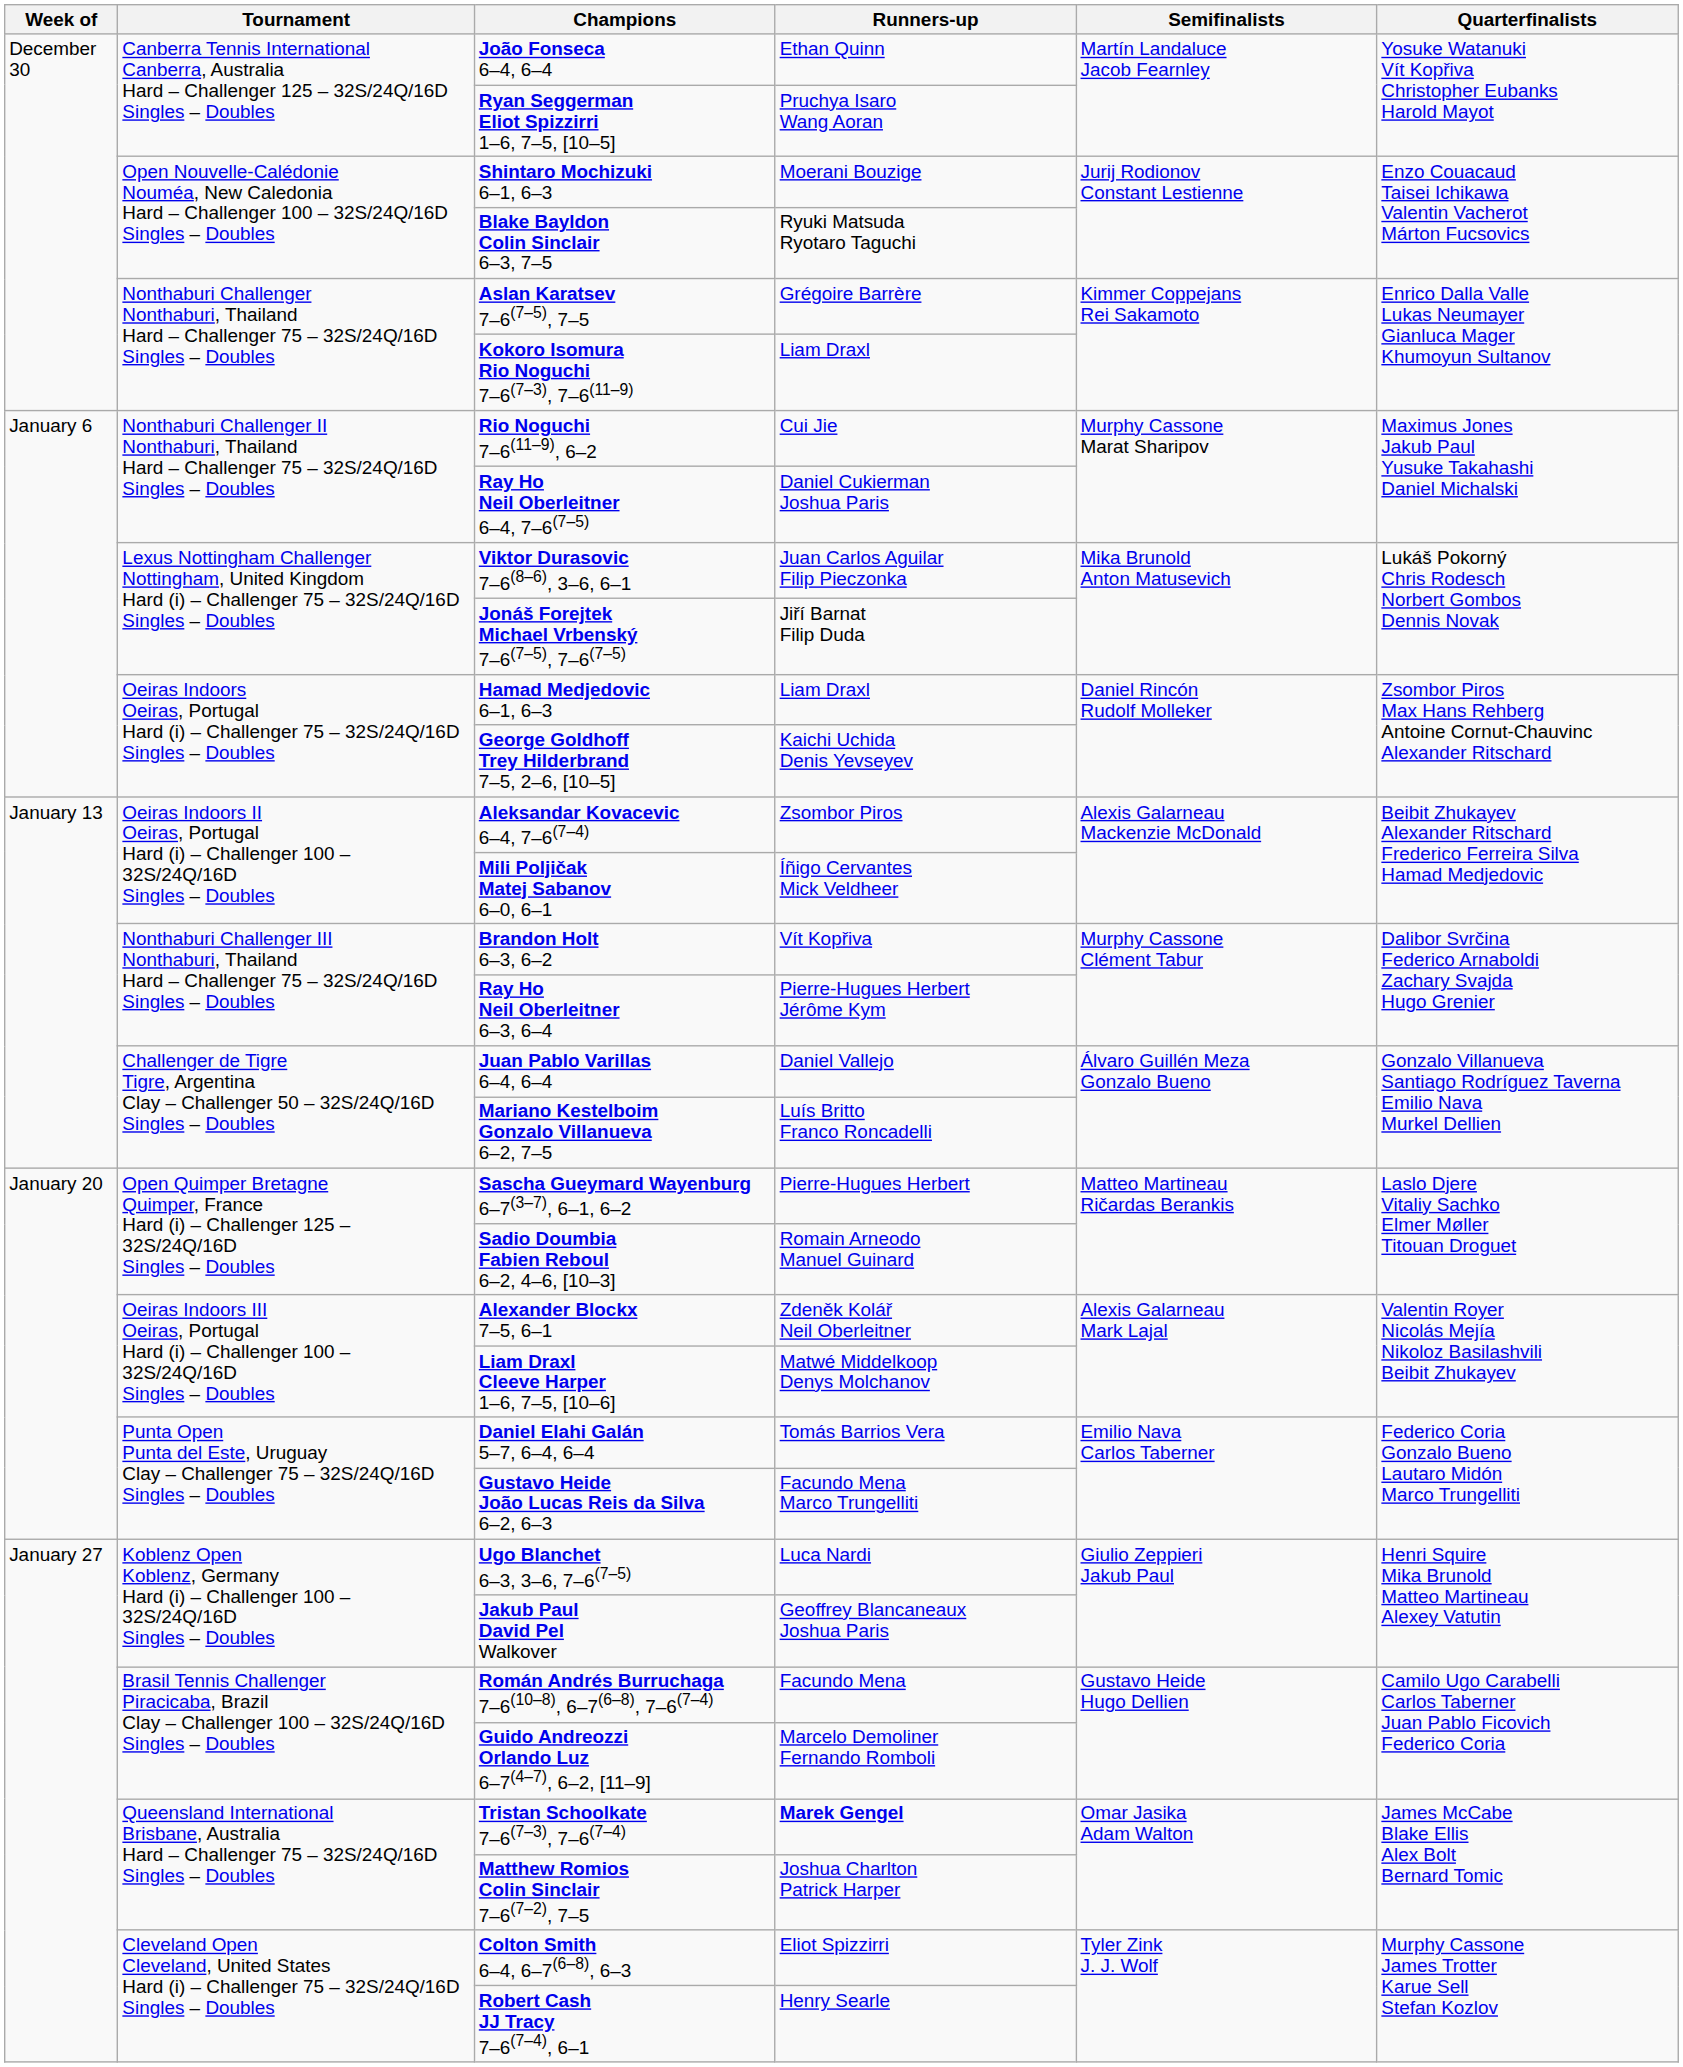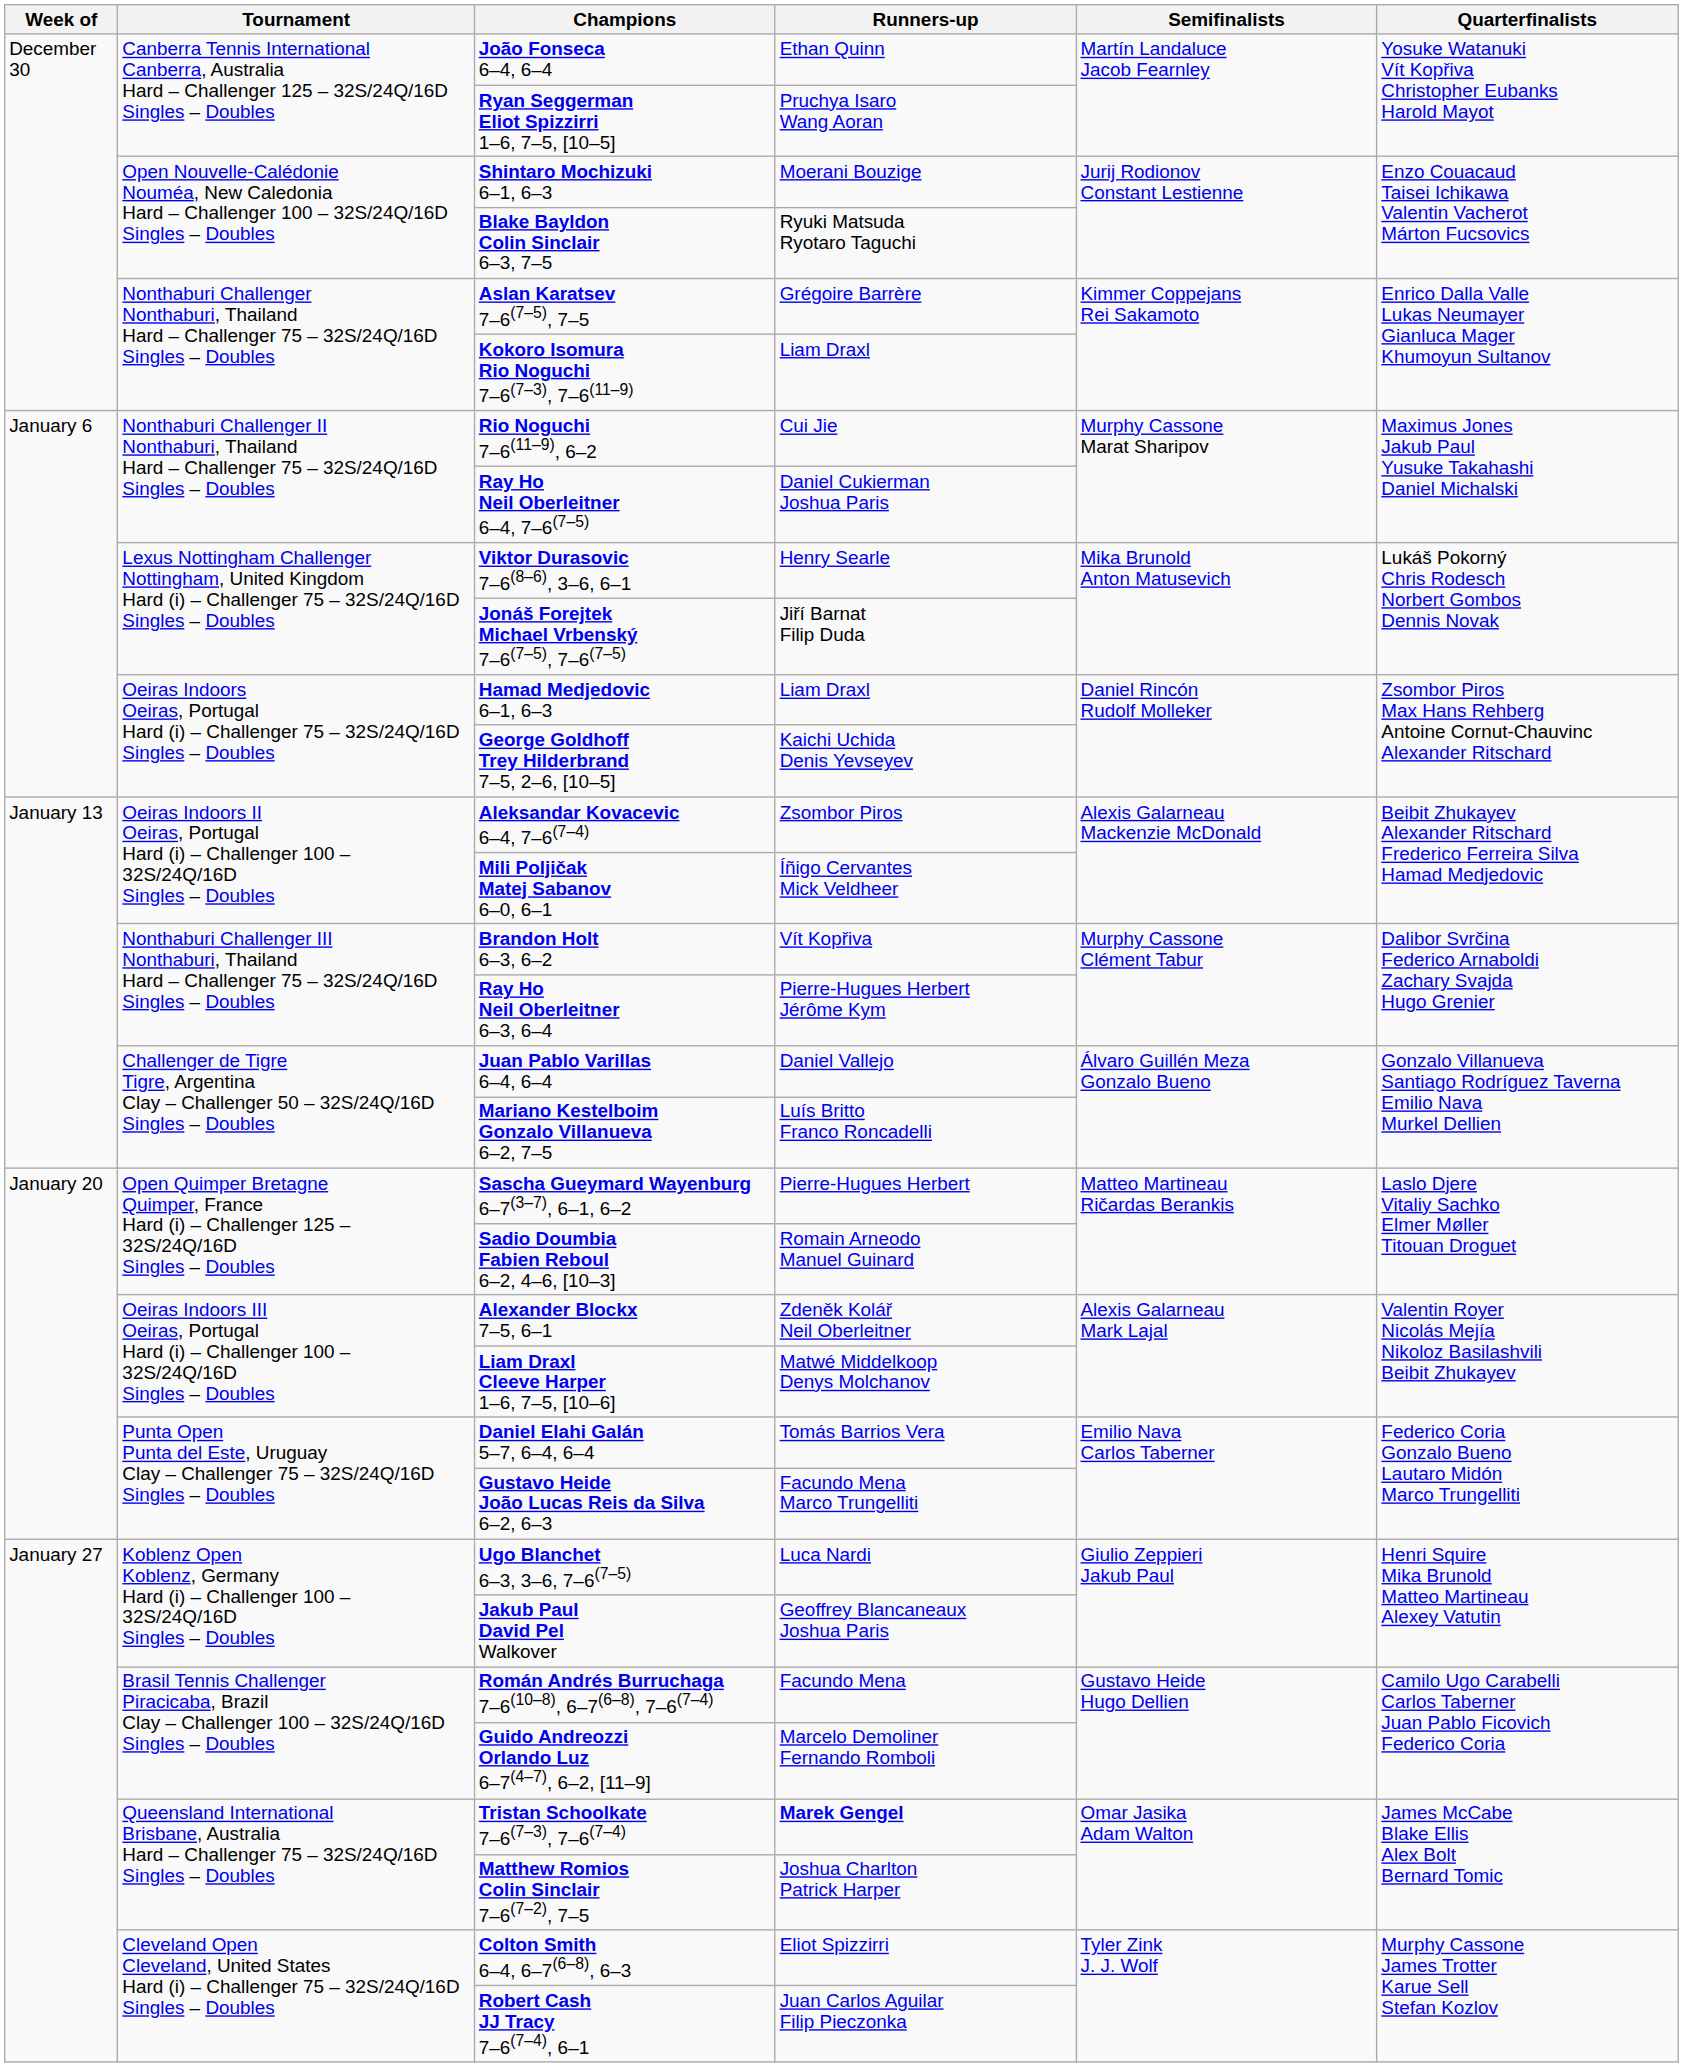(862, 568) Juan Carlos Aguilar Filip Pieczonka -> (835, 557) Henry Searle
(835, 2001) Henry Searle -> (862, 2011) Juan Carlos Aguilar Filip Pieczonka
